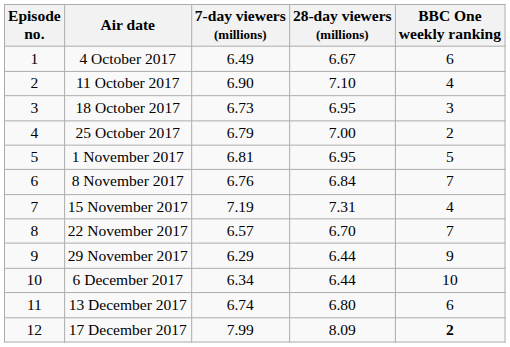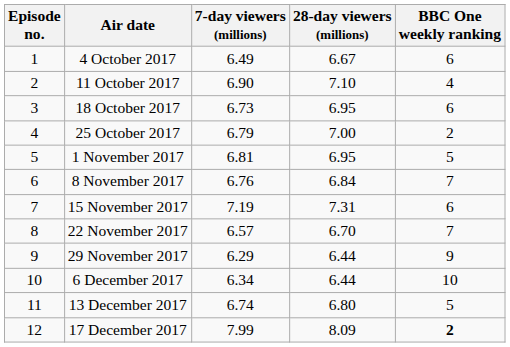(450, 108) 3 -> (450, 108) 6
(450, 206) 4 -> (450, 206) 6
(450, 305) 6 -> (450, 305) 5
